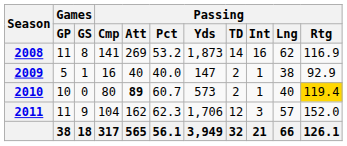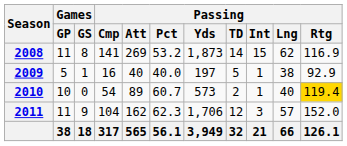(260, 53) 16 -> (260, 53) 15
(205, 73) 147 -> (205, 73) 197
(236, 73) 2 -> (236, 73) 5
(109, 92) 80 -> (109, 92) 54
(136, 92) bold -> (136, 92) normal
